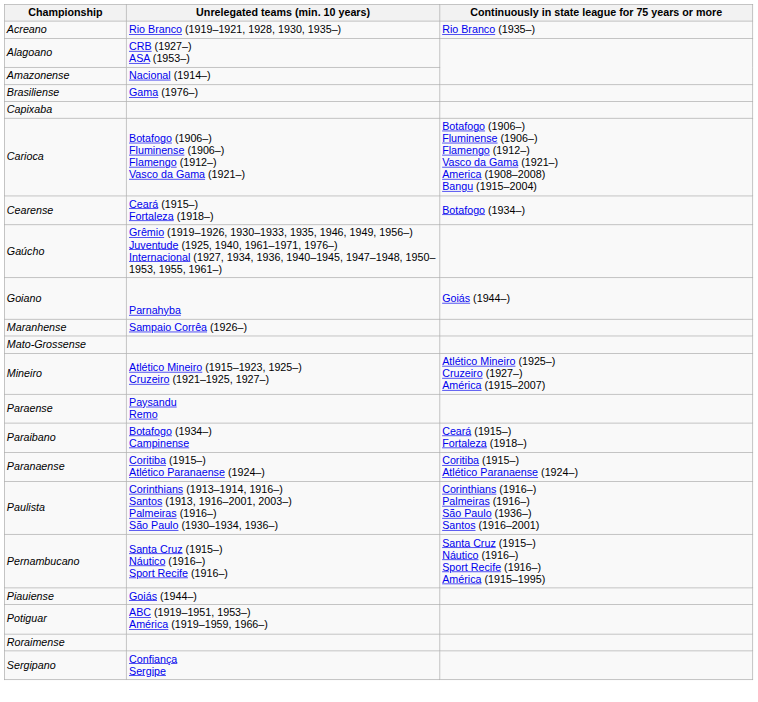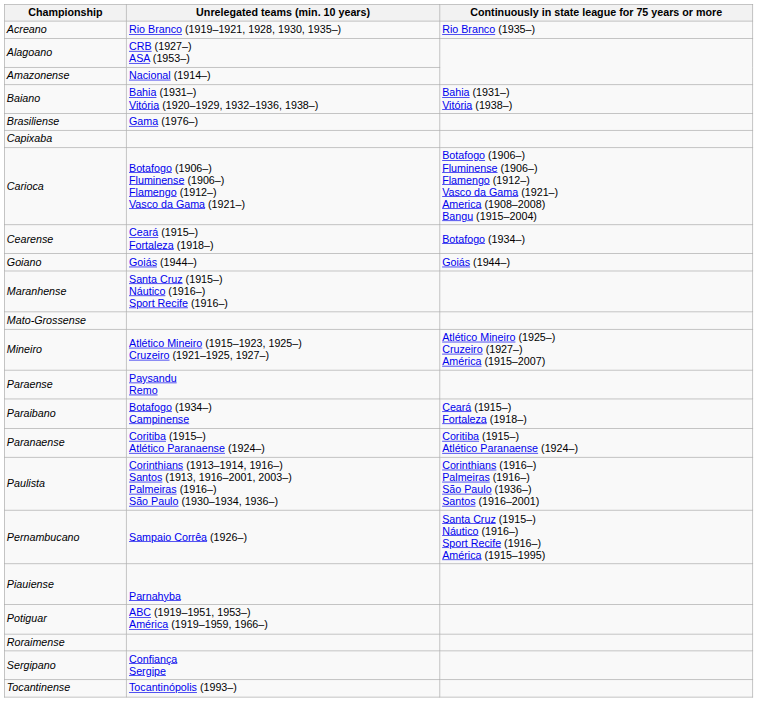+ row: (23, 99)
- row: (26, 251)
(155, 310) Parnahyba -> (163, 262) Goiás (1944–)
(188, 327) Sampaio Corrêa (1926–) -> (178, 291) Santa Cruz (1915–) Náutico (1916–) Sport Recife (1916–)
(178, 561) Santa Cruz (1915–) Náutico (1916–) Sport Recife (1916–) -> (188, 537) Sampaio Corrêa (1926–)
(163, 596) Goiás (1944–) -> (155, 596) Parnahyba
+ row: (38, 688)
